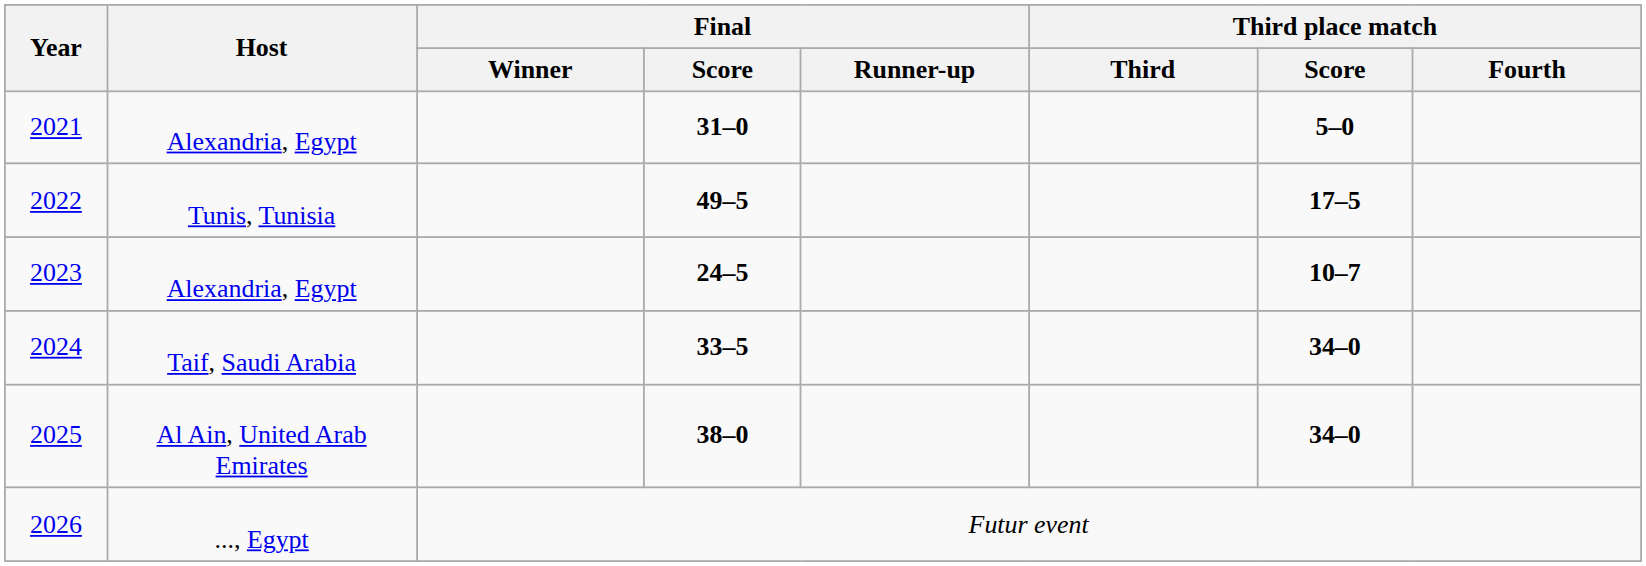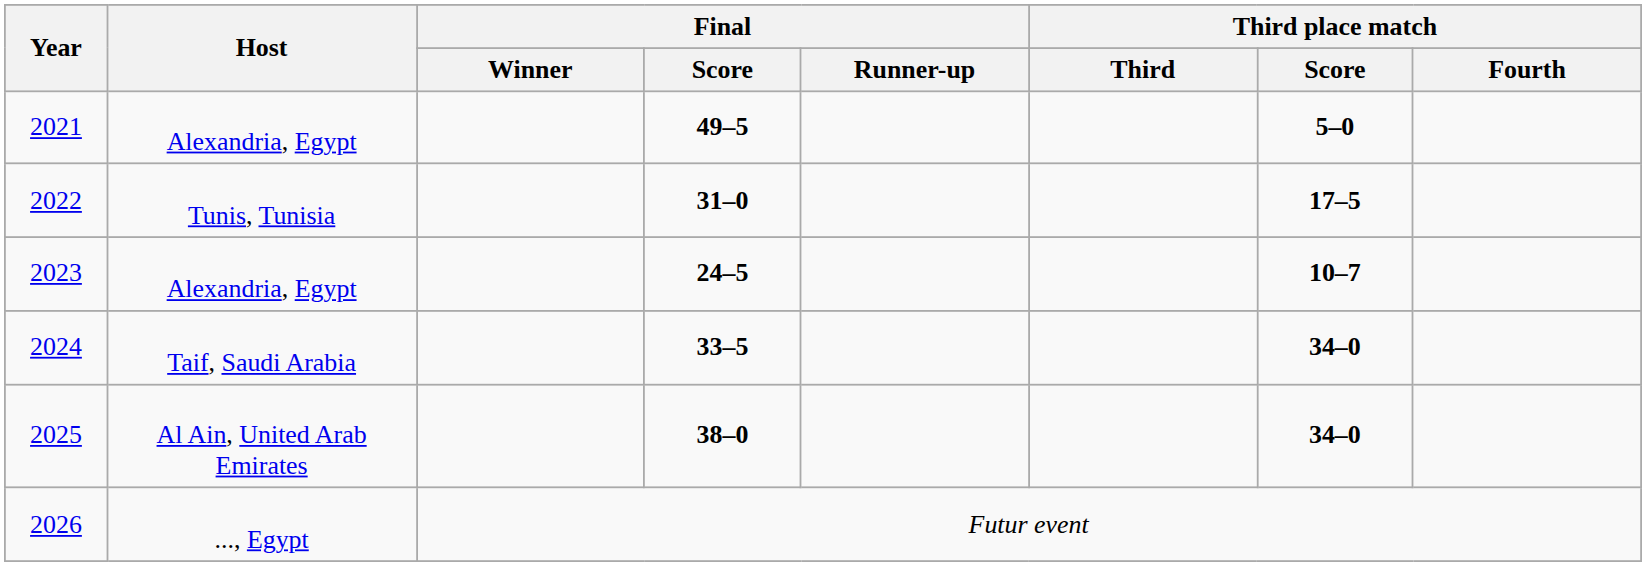(722, 127) 31–0 -> (722, 127) 49–5
(722, 200) 49–5 -> (722, 200) 31–0
